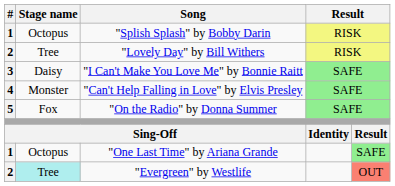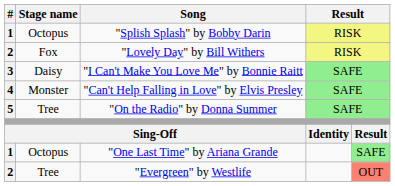(48, 52) Tree -> (48, 52) Fox
(48, 109) Fox -> (48, 109) Tree
(48, 171) paleturquoise background -> (48, 171) no background
